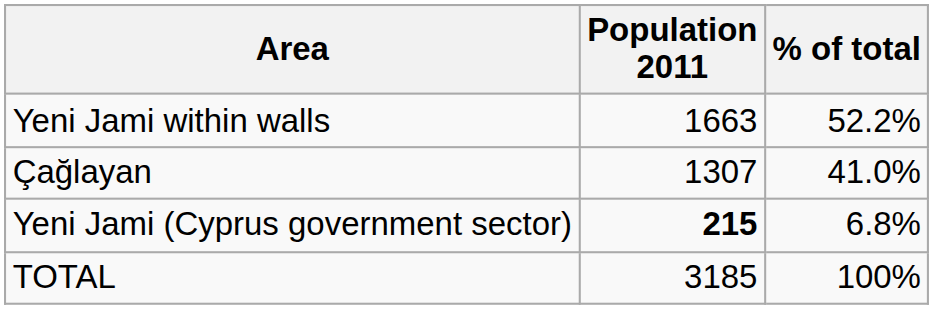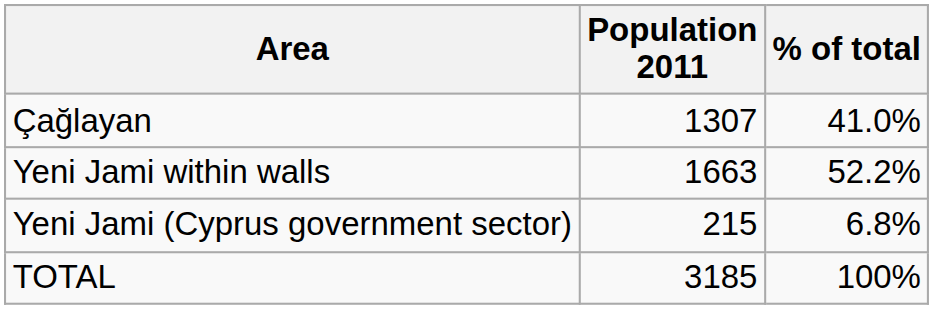rows swapped: (171, 119) <-> (82, 172)
(730, 224) bold -> (730, 224) normal
